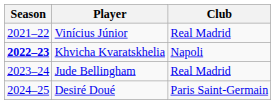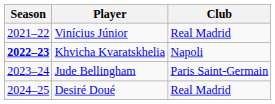(201, 71) Real Madrid -> (219, 71) Paris Saint-Germain
(219, 90) Paris Saint-Germain -> (201, 90) Real Madrid
